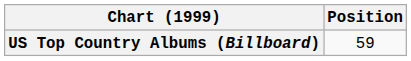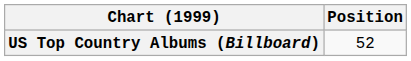(365, 43) 59 -> (365, 43) 52
